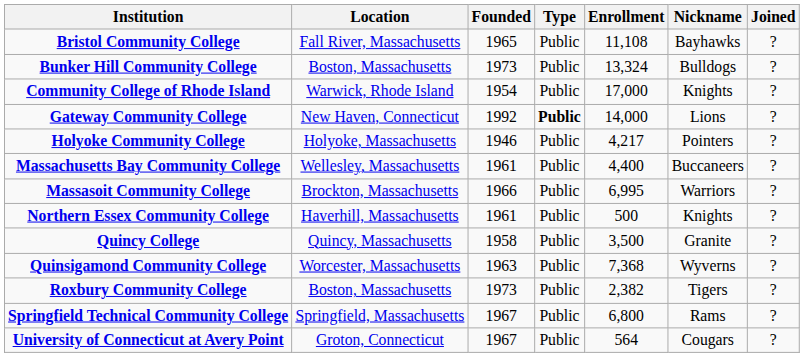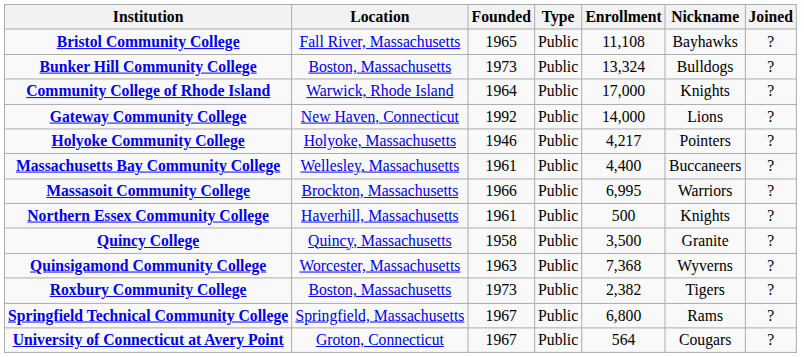(501, 91) 1954 -> (501, 91) 1964
(559, 116) bold -> (558, 116) normal
